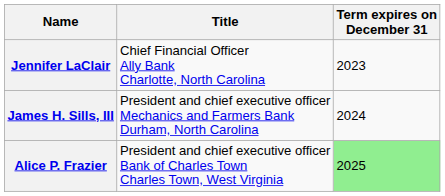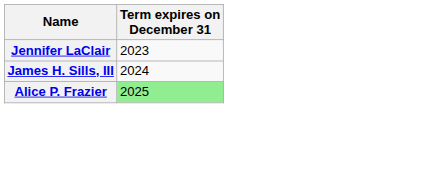- column: (225, 22)
